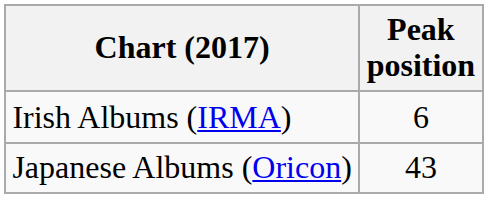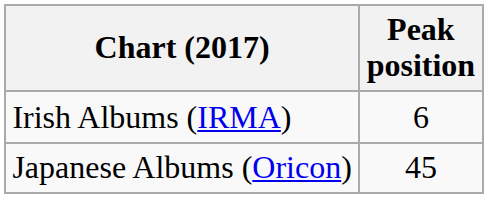(421, 167) 43 -> (421, 167) 45
